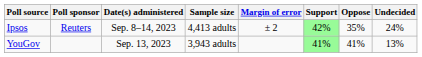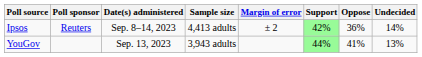(356, 28) 35% -> (356, 28) 36%
(395, 28) 24% -> (395, 28) 14%
(321, 44) 41% -> (321, 44) 44%
